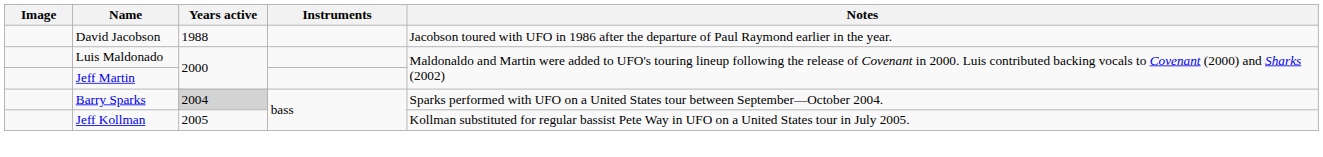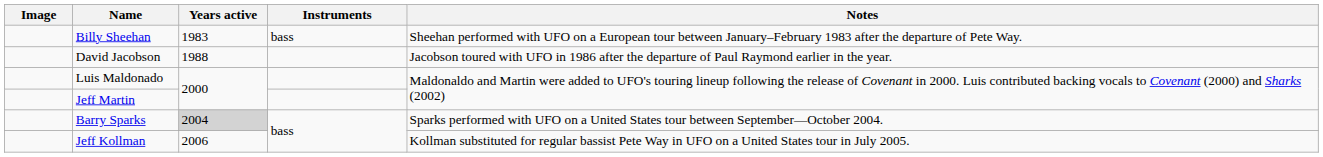+ row: (113, 36)
(195, 120) 2005 -> (195, 141) 2006
